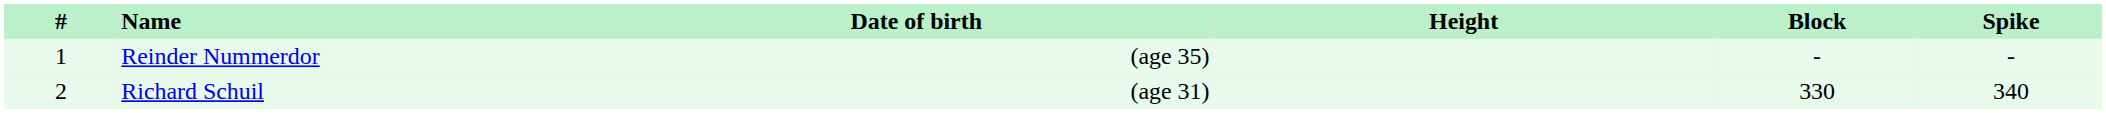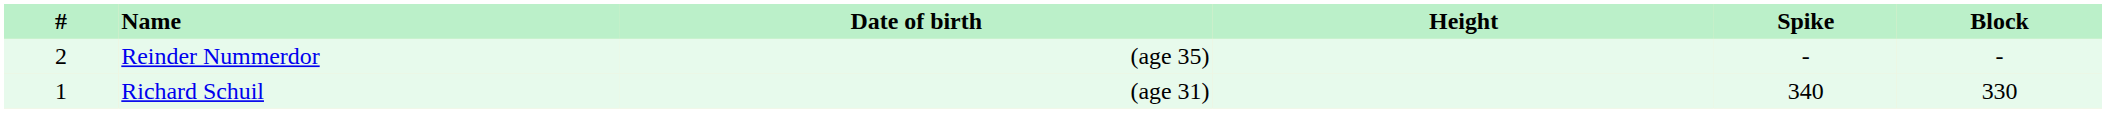columns swapped: (2011, 21) <-> (1817, 21)
(61, 55) 1 -> (61, 55) 2
(61, 90) 2 -> (61, 90) 1
